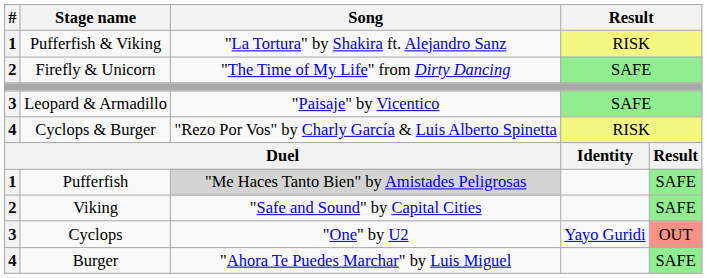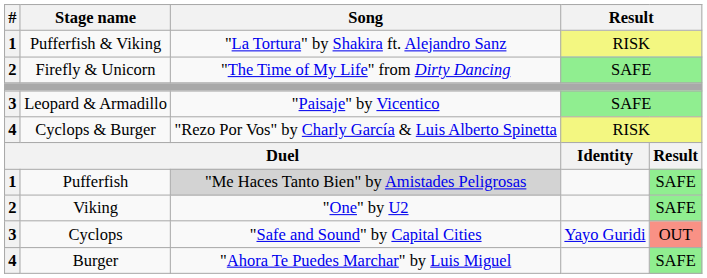(366, 208) "Safe and Sound" by Capital Cities -> (366, 208) "One" by U2
(366, 234) "One" by U2 -> (366, 234) "Safe and Sound" by Capital Cities
